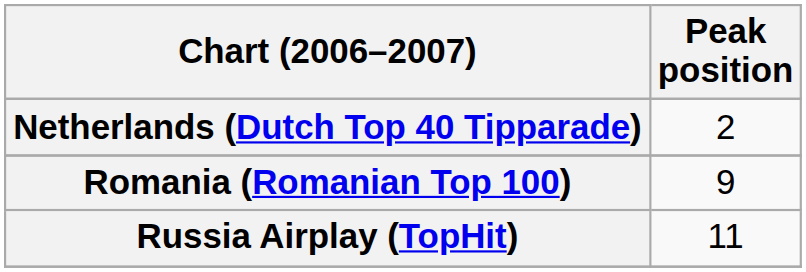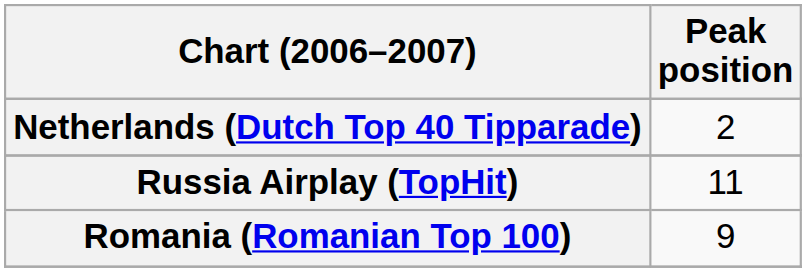rows swapped: (327, 182) <-> (327, 237)
